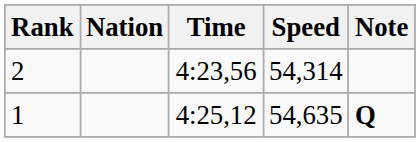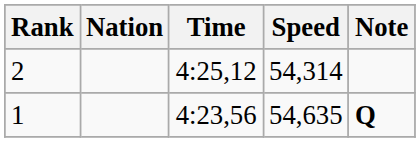(216, 70) 4:23,56 -> (216, 70) 4:25,12
(216, 114) 4:25,12 -> (216, 114) 4:23,56
